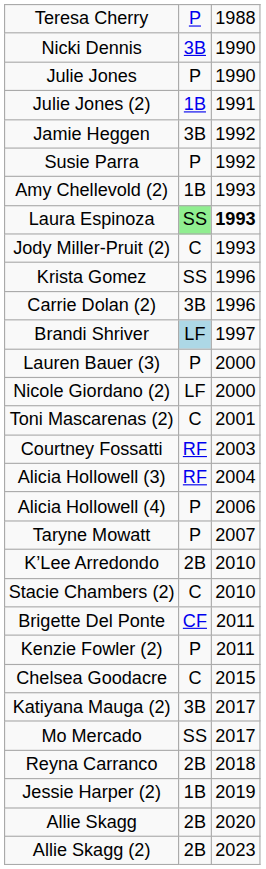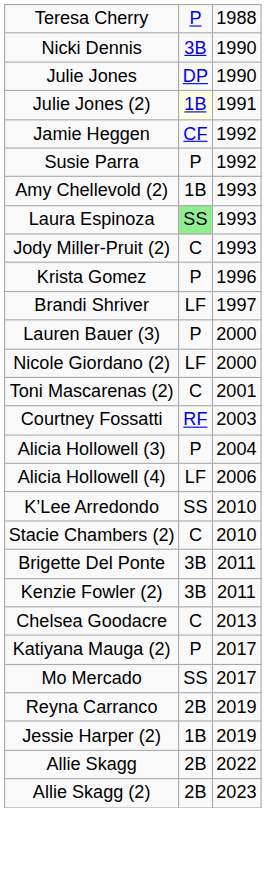(195, 76) P -> (195, 76) DP
(195, 104) no background -> (195, 104) lightyellow background
(195, 133) 3B -> (195, 133) CF
(235, 219) bold -> (236, 219) normal
(195, 276) SS -> (195, 276) P
- row: (92, 305)
(195, 334) lightblue background -> (195, 305) no background
(195, 477) RF -> (195, 448) P
(195, 506) P -> (195, 477) LF
- row: (92, 534)
(195, 563) 2B -> (195, 506) SS
(195, 620) CF -> (195, 563) 3B
(195, 649) P -> (195, 592) 3B
(235, 678) 2015 -> (236, 620) 2013
(195, 707) 3B -> (195, 649) P
(235, 764) 2018 -> (236, 707) 2019
(235, 821) 2020 -> (236, 764) 2022
